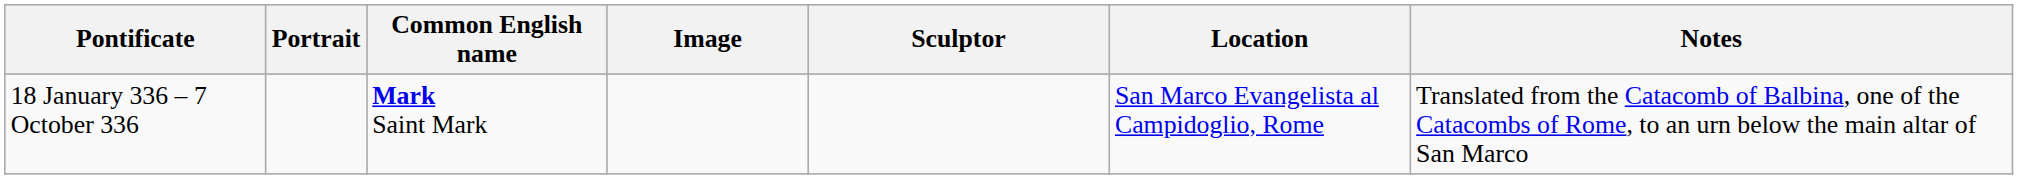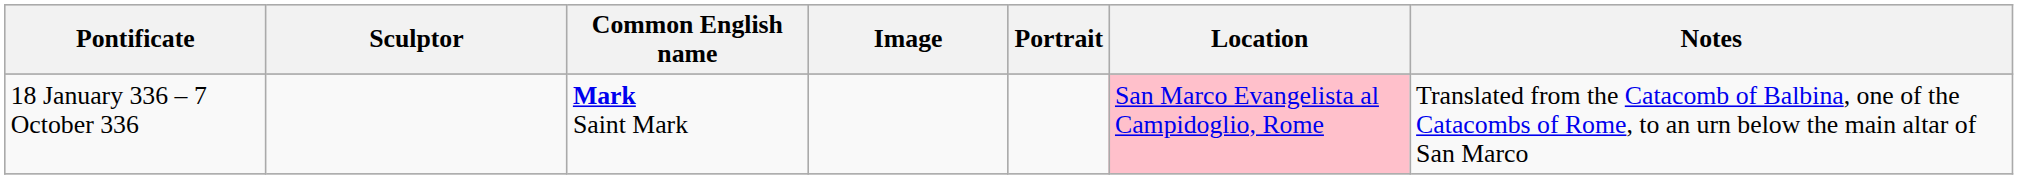columns swapped: (316, 39) <-> (958, 39)
(1247, 109) no background -> (1247, 109) pink background
